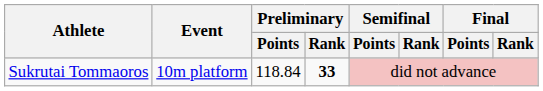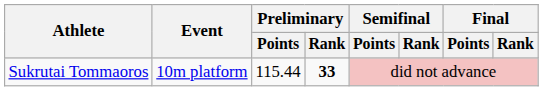(278, 72) 118.84 -> (278, 72) 115.44
